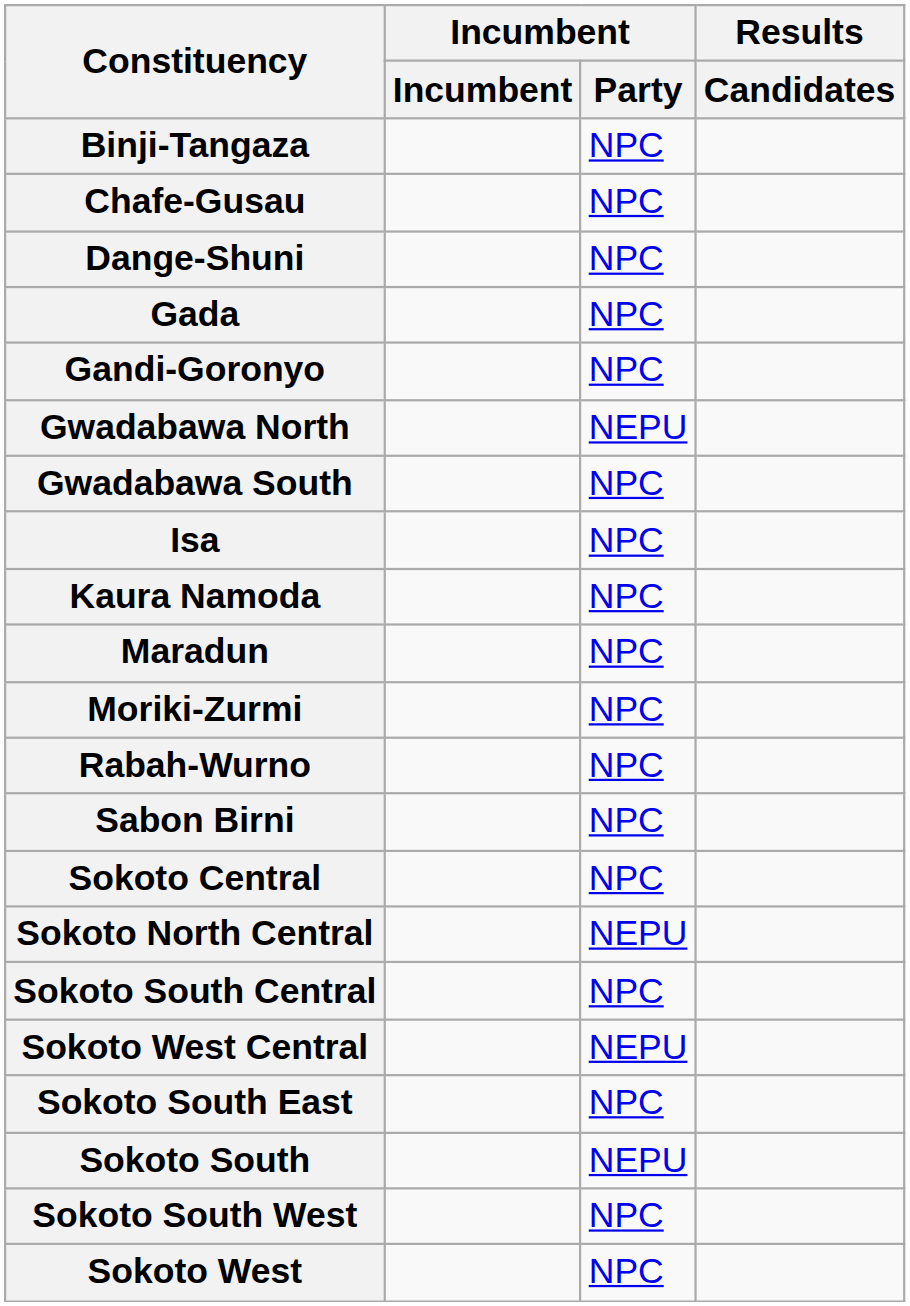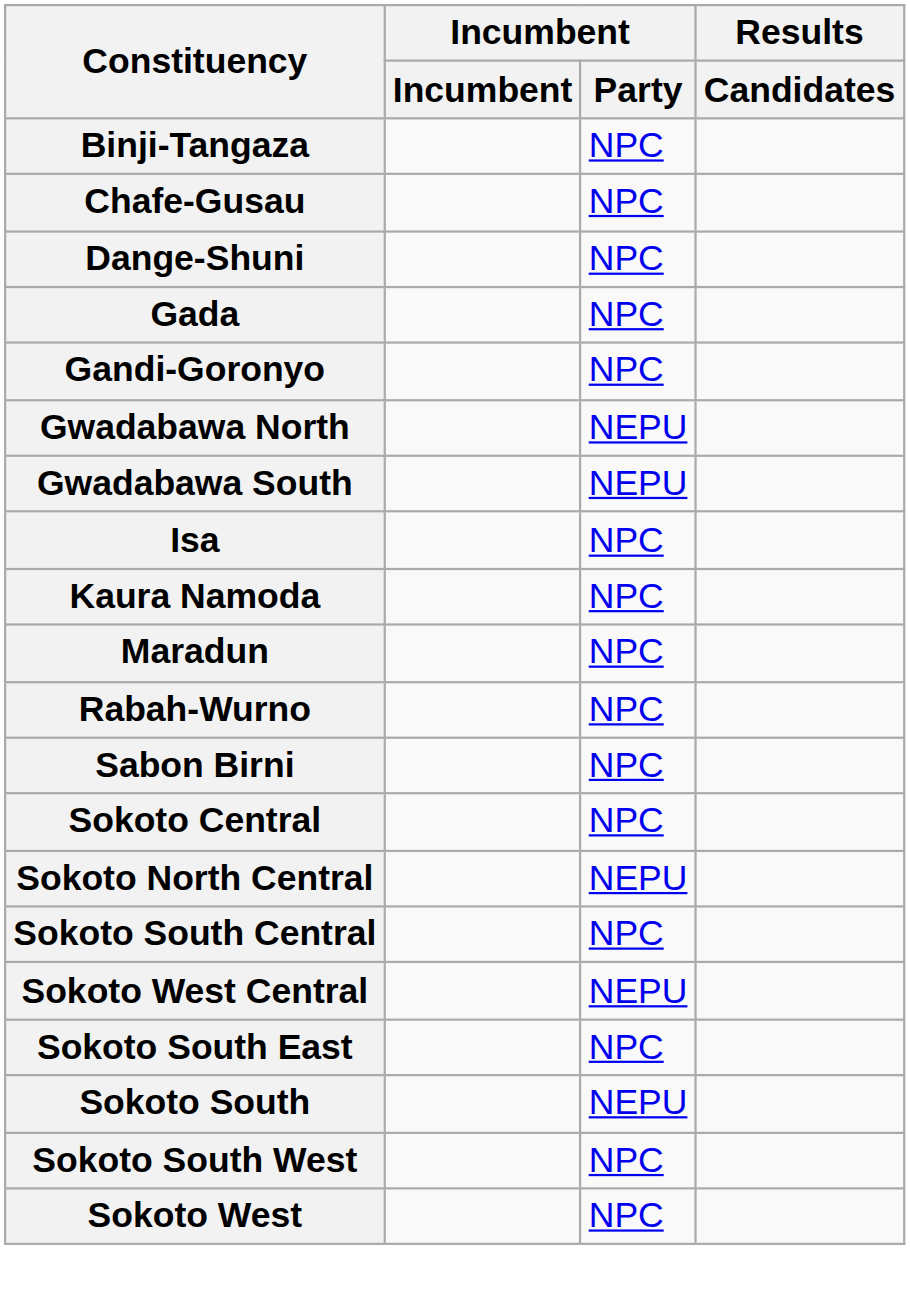(626, 483) NPC -> (638, 483) NEPU
- row: (195, 708)
